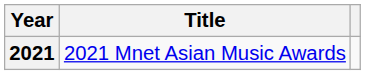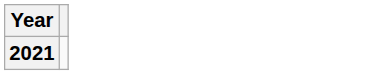- column: (205, 20)
